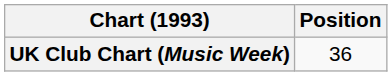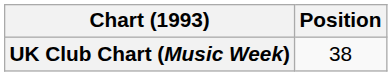(341, 53) 36 -> (341, 53) 38
